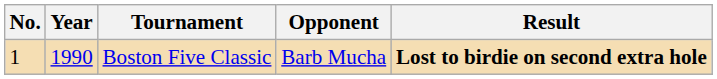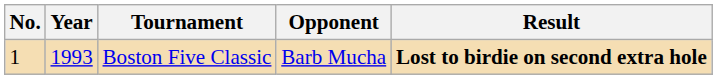(72, 56) 1990 -> (72, 56) 1993
